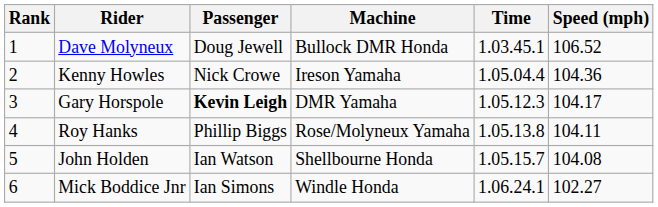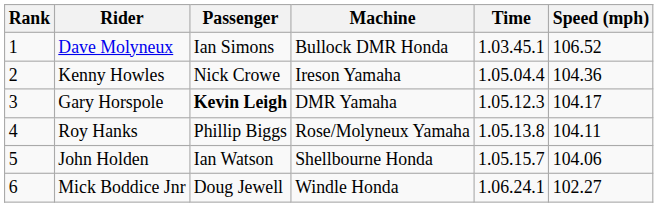(238, 46) Doug Jewell -> (234, 46) Ian Simons
(577, 159) 104.08 -> (577, 159) 104.06
(234, 187) Ian Simons -> (238, 187) Doug Jewell
